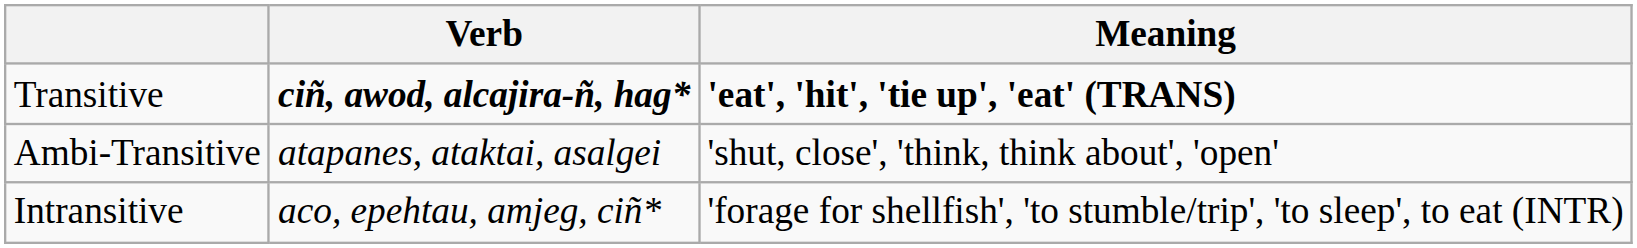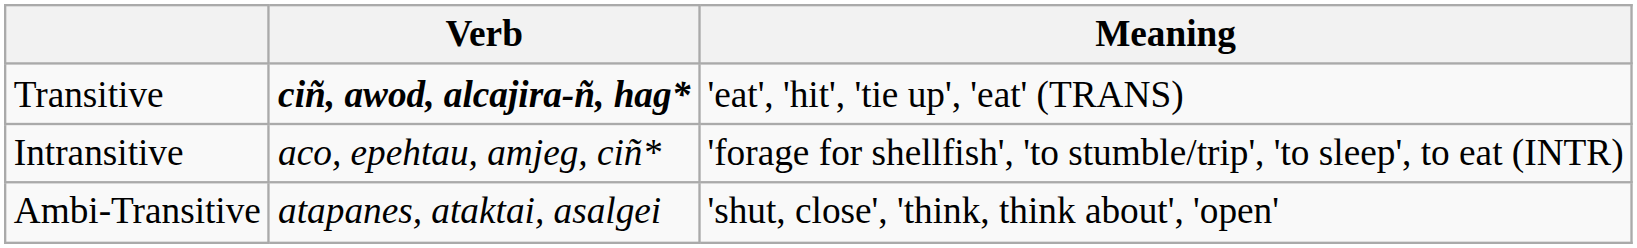(972, 93) bold -> (946, 93) normal
rows swapped: (99, 211) <-> (137, 152)
